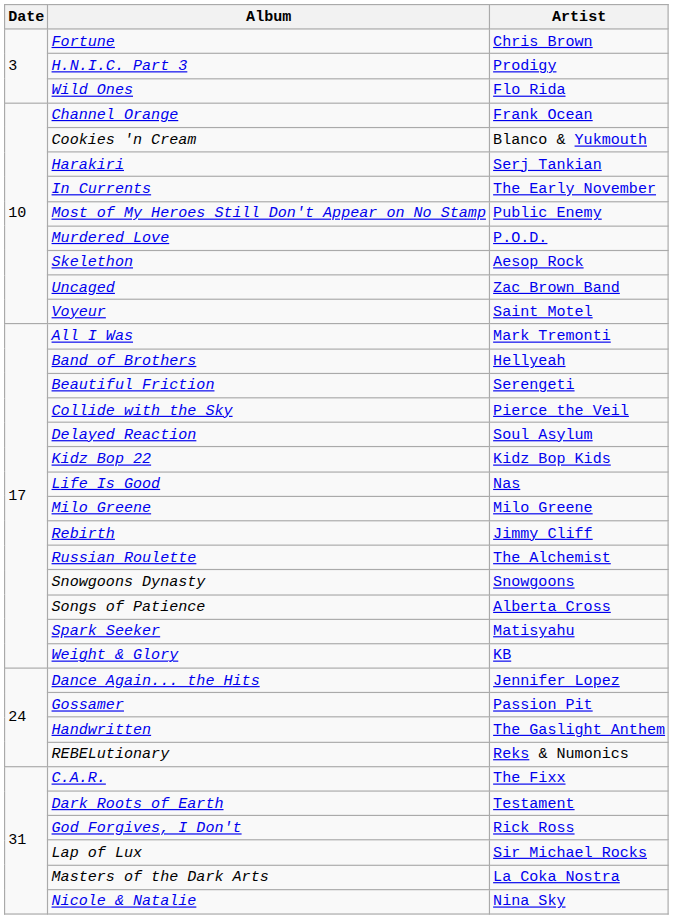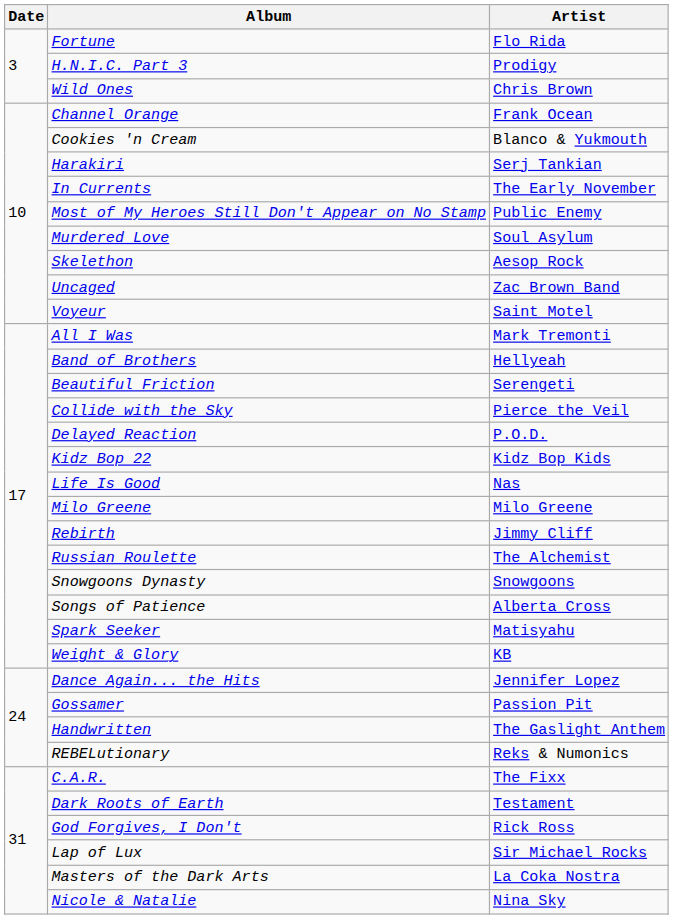(543, 41) Chris Brown -> (529, 41) Flo Rida
(529, 91) Flo Rida -> (543, 91) Chris Brown
(520, 238) P.O.D. -> (543, 238) Soul Asylum
(543, 435) Soul Asylum -> (520, 435) P.O.D.
